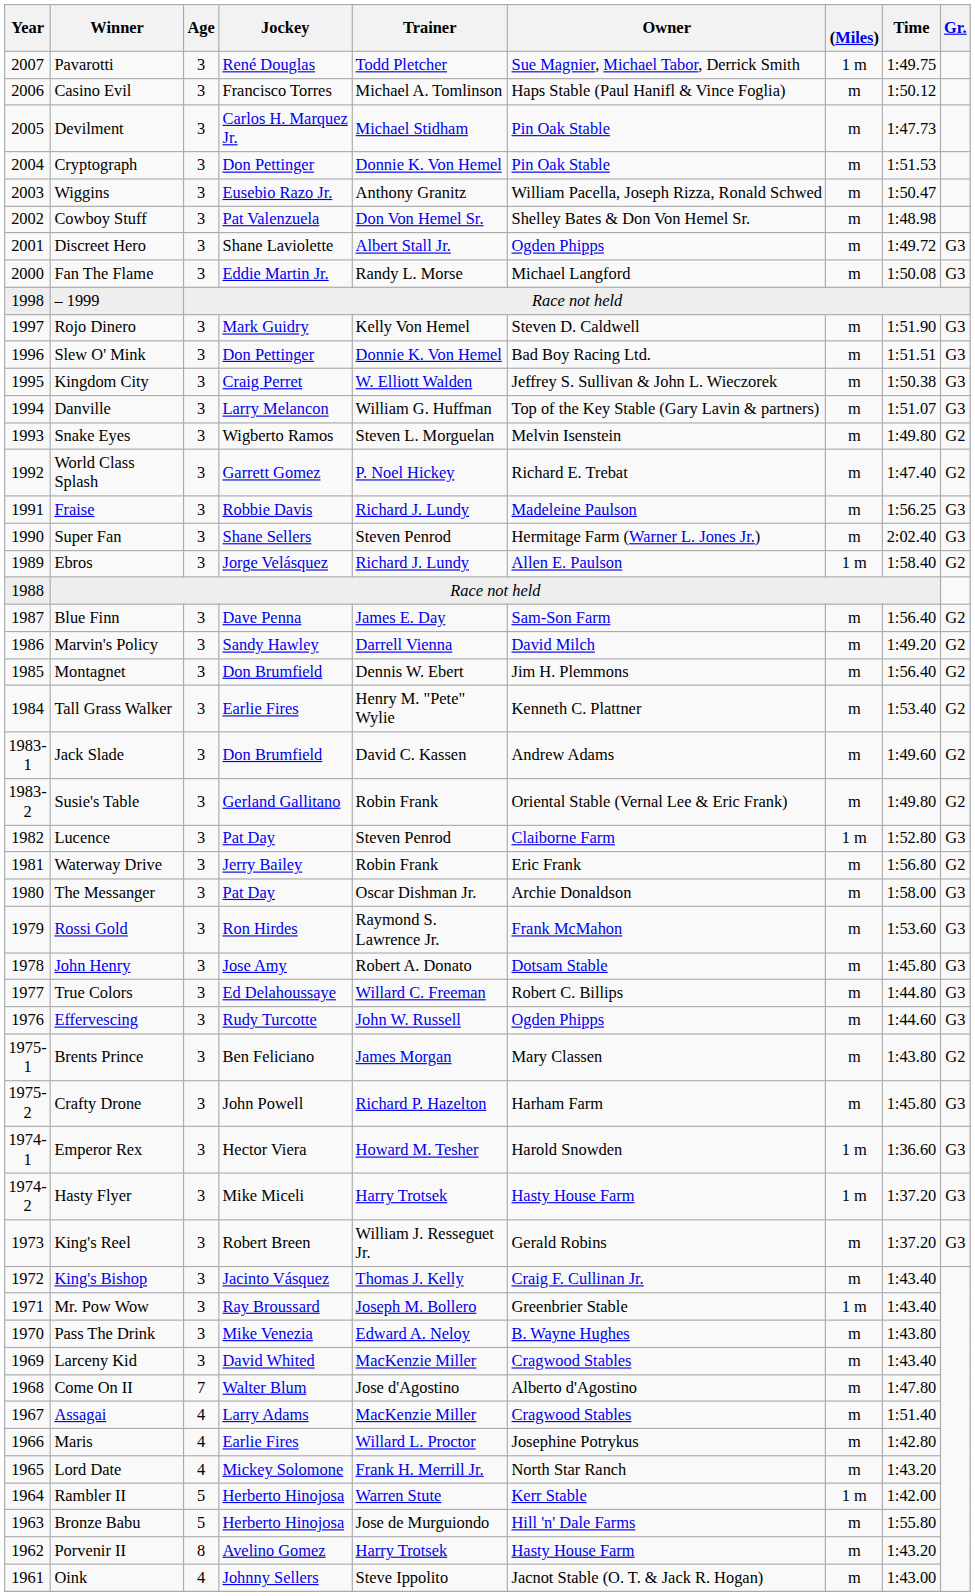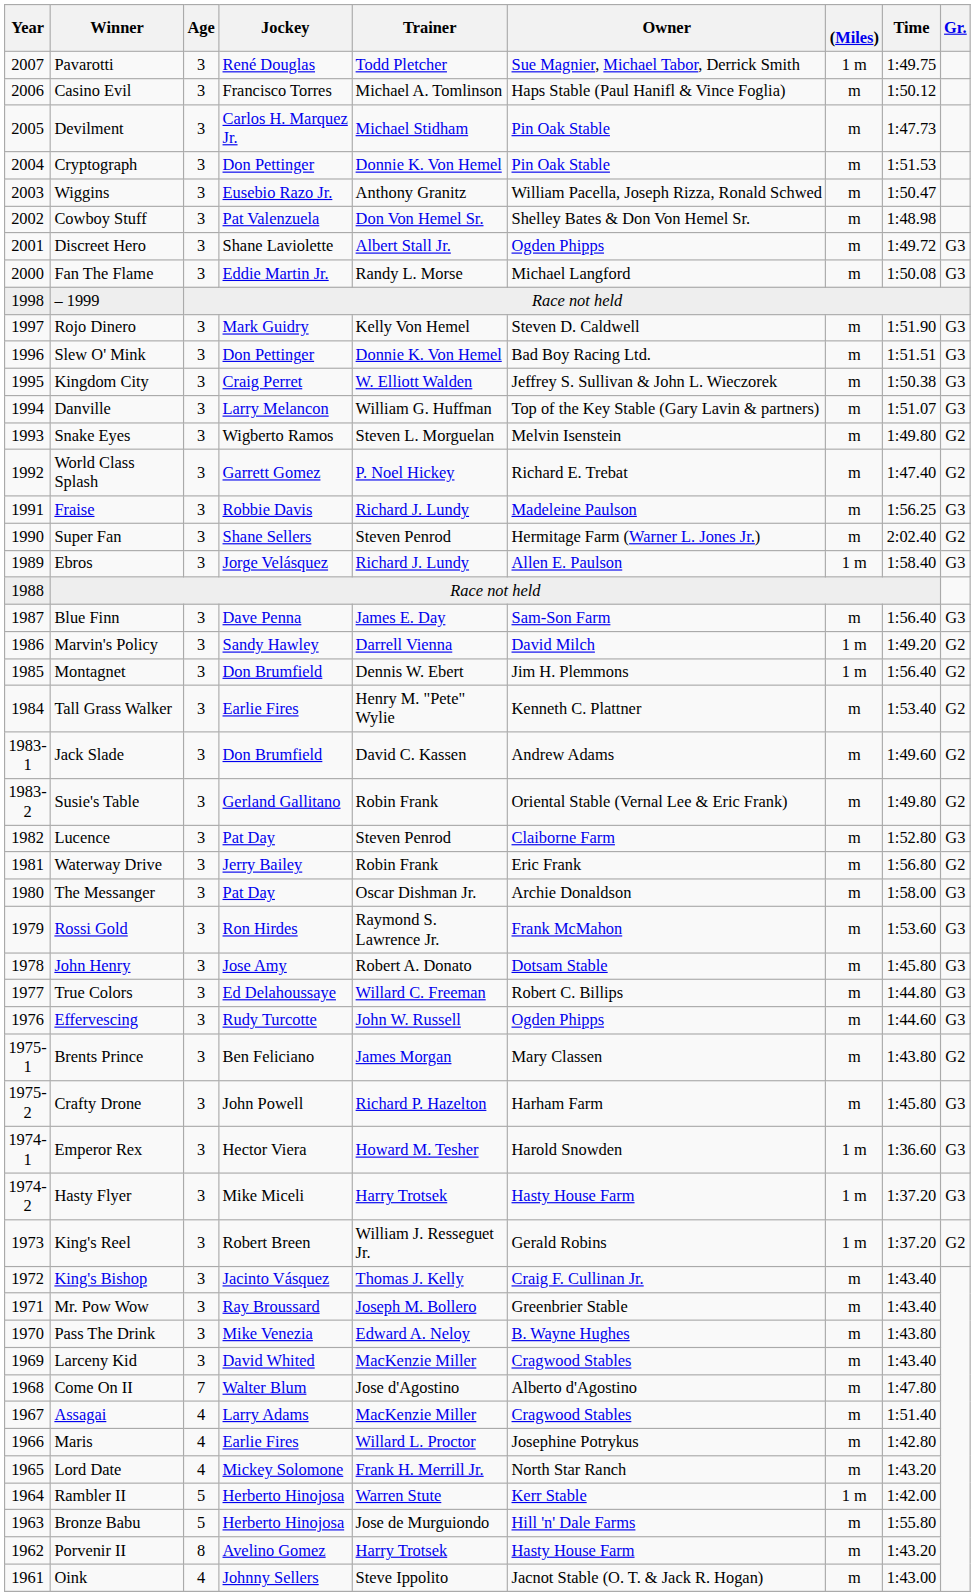(955, 536) G3 -> (955, 536) G2
(955, 563) G2 -> (955, 563) G3
(955, 618) G2 -> (955, 618) G3
(854, 645) m -> (854, 645) 1 m
(854, 672) m -> (854, 672) 1 m
(854, 838) 1 m -> (854, 838) m
(854, 1243) m -> (854, 1243) 1 m
(955, 1243) G3 -> (955, 1243) G2
(854, 1306) 1 m -> (854, 1306) m
